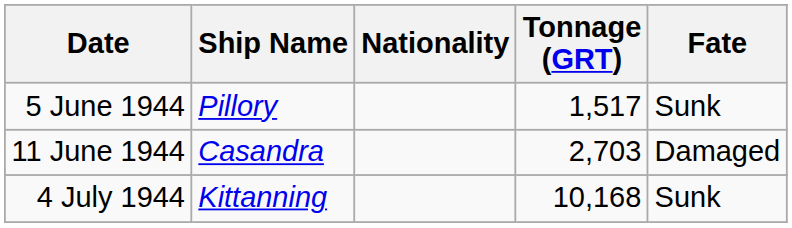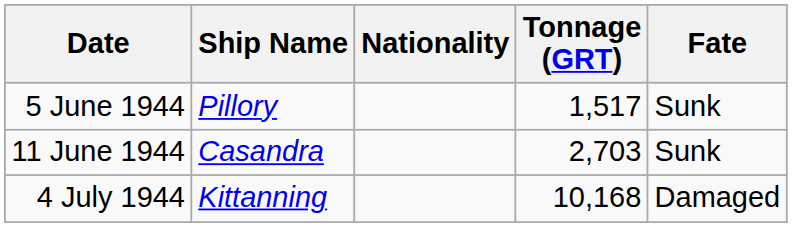(717, 151) Damaged -> (688, 151) Sunk
(688, 197) Sunk -> (717, 197) Damaged
